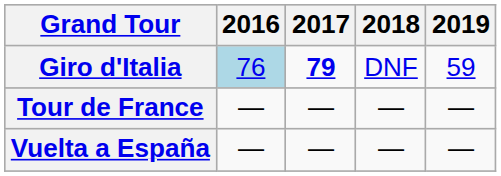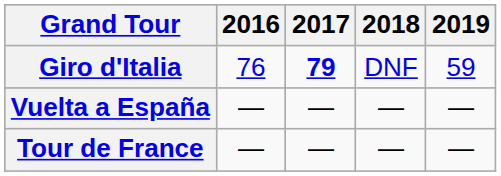(251, 66) lightblue background -> (251, 66) no background
rows swapped: (110, 107) <-> (110, 149)
